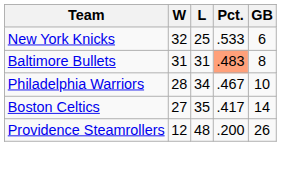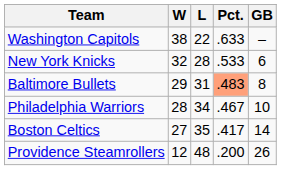+ row: (74, 38)
(202, 38) 25 -> (202, 61) 28
(179, 61) 31 -> (179, 84) 29
